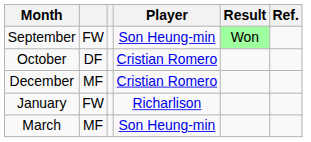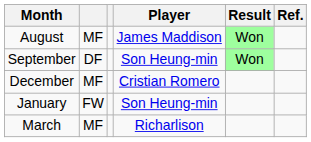+ row: (42, 37)
(93, 37) FW -> (93, 59) DF
- row: (42, 59)
(167, 103) Richarlison -> (169, 103) Son Heung-min
(167, 125) Son Heung-min -> (169, 125) Richarlison
